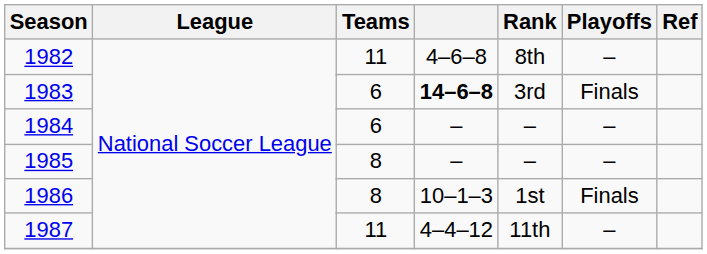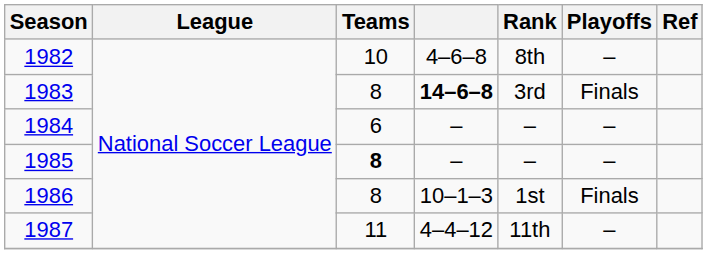(376, 56) 11 -> (376, 56) 10
(376, 91) 6 -> (376, 91) 8
(376, 160) normal -> (376, 160) bold
